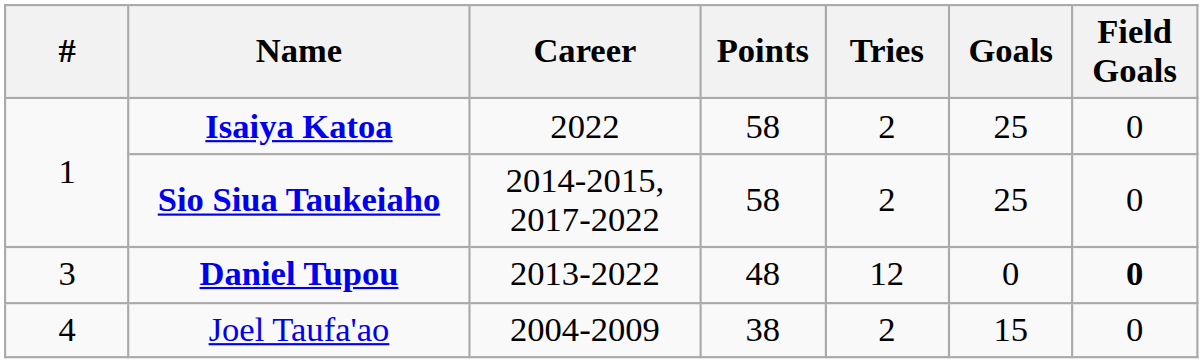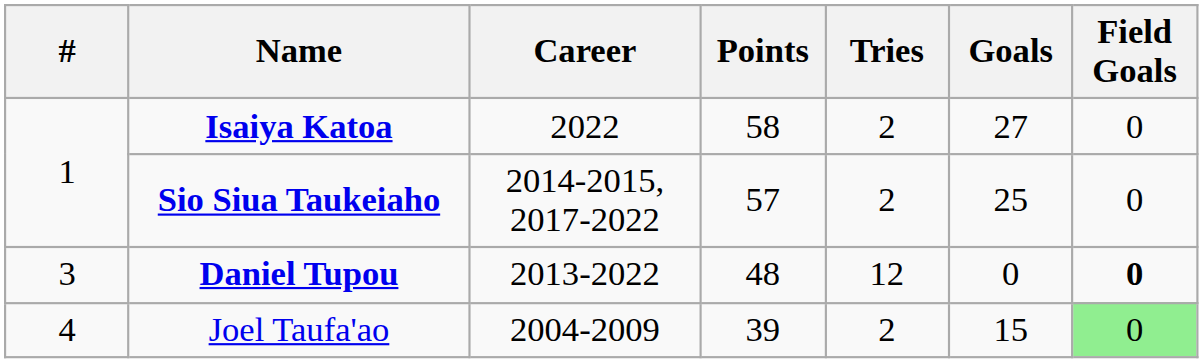(1011, 125) 25 -> (1011, 125) 27
(763, 199) 58 -> (763, 199) 57
(763, 328) 38 -> (763, 328) 39
(1135, 328) no background -> (1135, 328) lightgreen background
